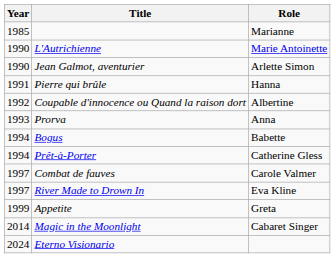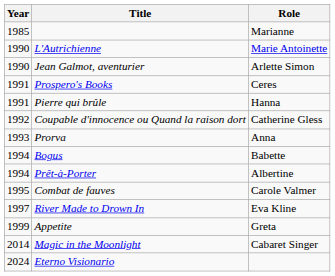+ row: (73, 84)
(272, 102) Albertine -> (287, 119) Catherine Gless
(287, 155) Catherine Gless -> (272, 173) Albertine
(18, 173) 1997 -> (18, 191) 1995
